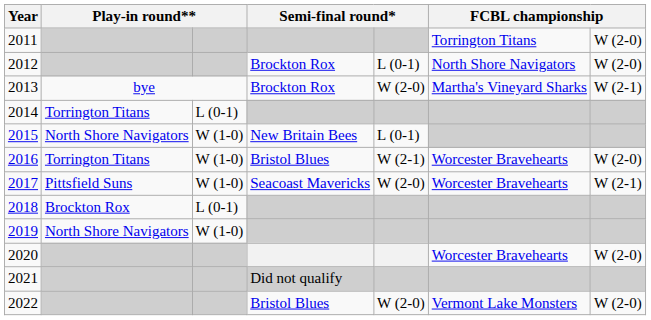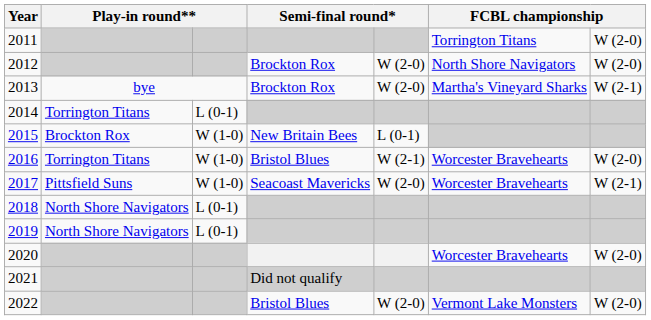(398, 64) L (0-1) -> (401, 64) W (2-0)
(117, 135) North Shore Navigators -> (87, 135) Brockton Rox
(87, 207) Brockton Rox -> (117, 207) North Shore Navigators
(219, 231) W (1-0) -> (217, 231) L (0-1)
